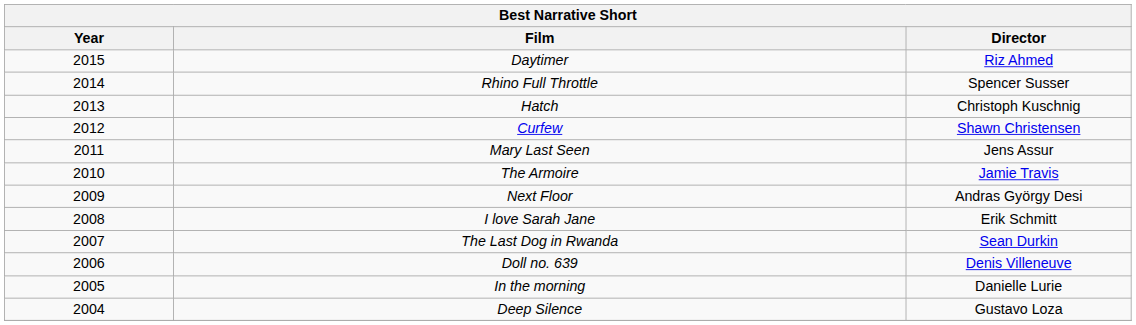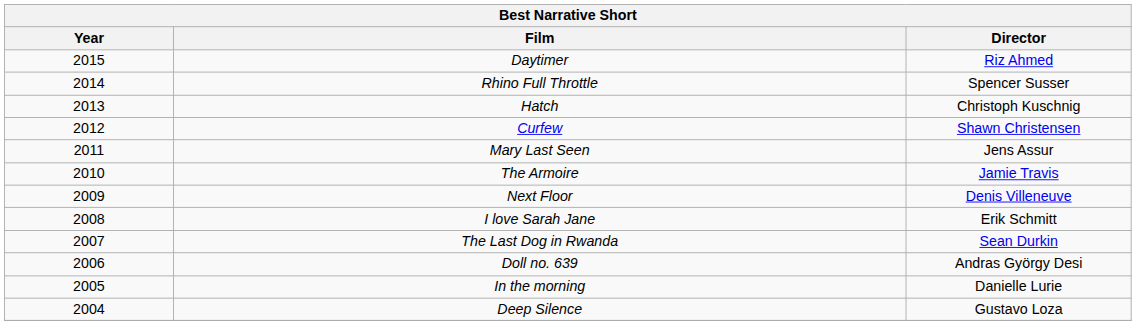(1019, 196) Andras György Desi -> (1019, 196) Denis Villeneuve
(1019, 264) Denis Villeneuve -> (1019, 264) Andras György Desi
